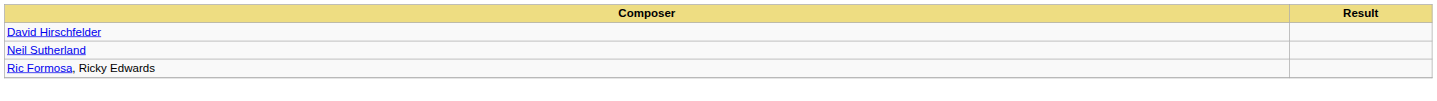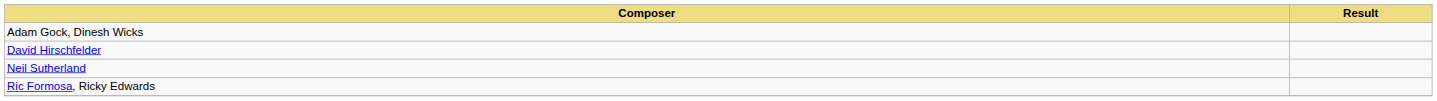+ row: (75, 31)
